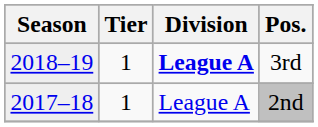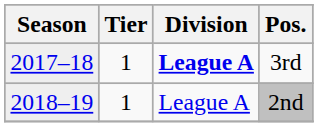(52, 62) 2018–19 -> (52, 62) 2017–18
(52, 101) 2017–18 -> (52, 101) 2018–19
